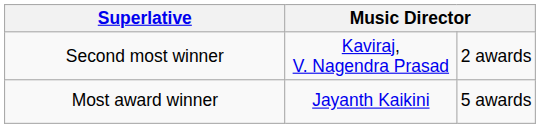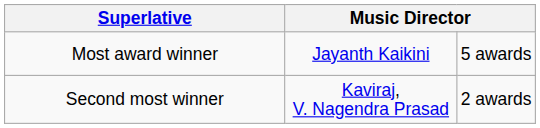rows swapped: (145, 101) <-> (145, 55)
